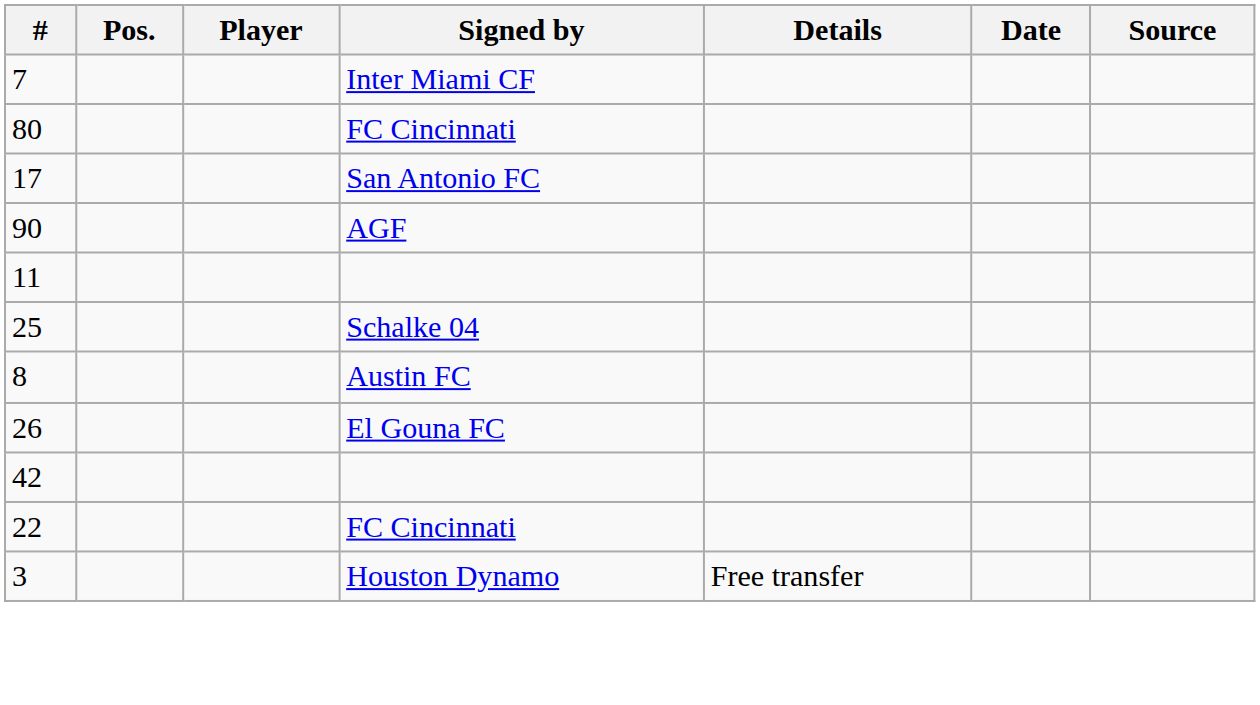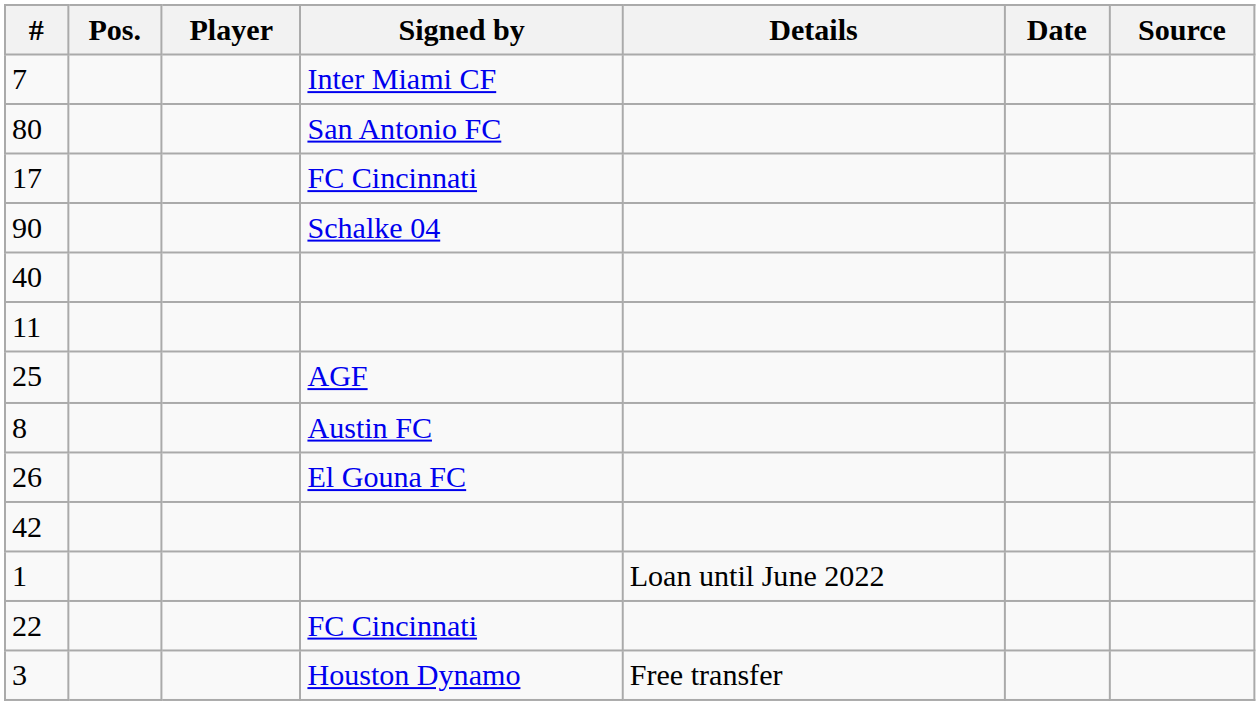(431, 128) FC Cincinnati -> (404, 128) San Antonio FC
(443, 178) San Antonio FC -> (392, 178) FC Cincinnati
(376, 227) AGF -> (374, 227) Schalke 04
+ row: (27, 277)
(413, 327) Schalke 04 -> (338, 376) AGF
+ row: (19, 575)
